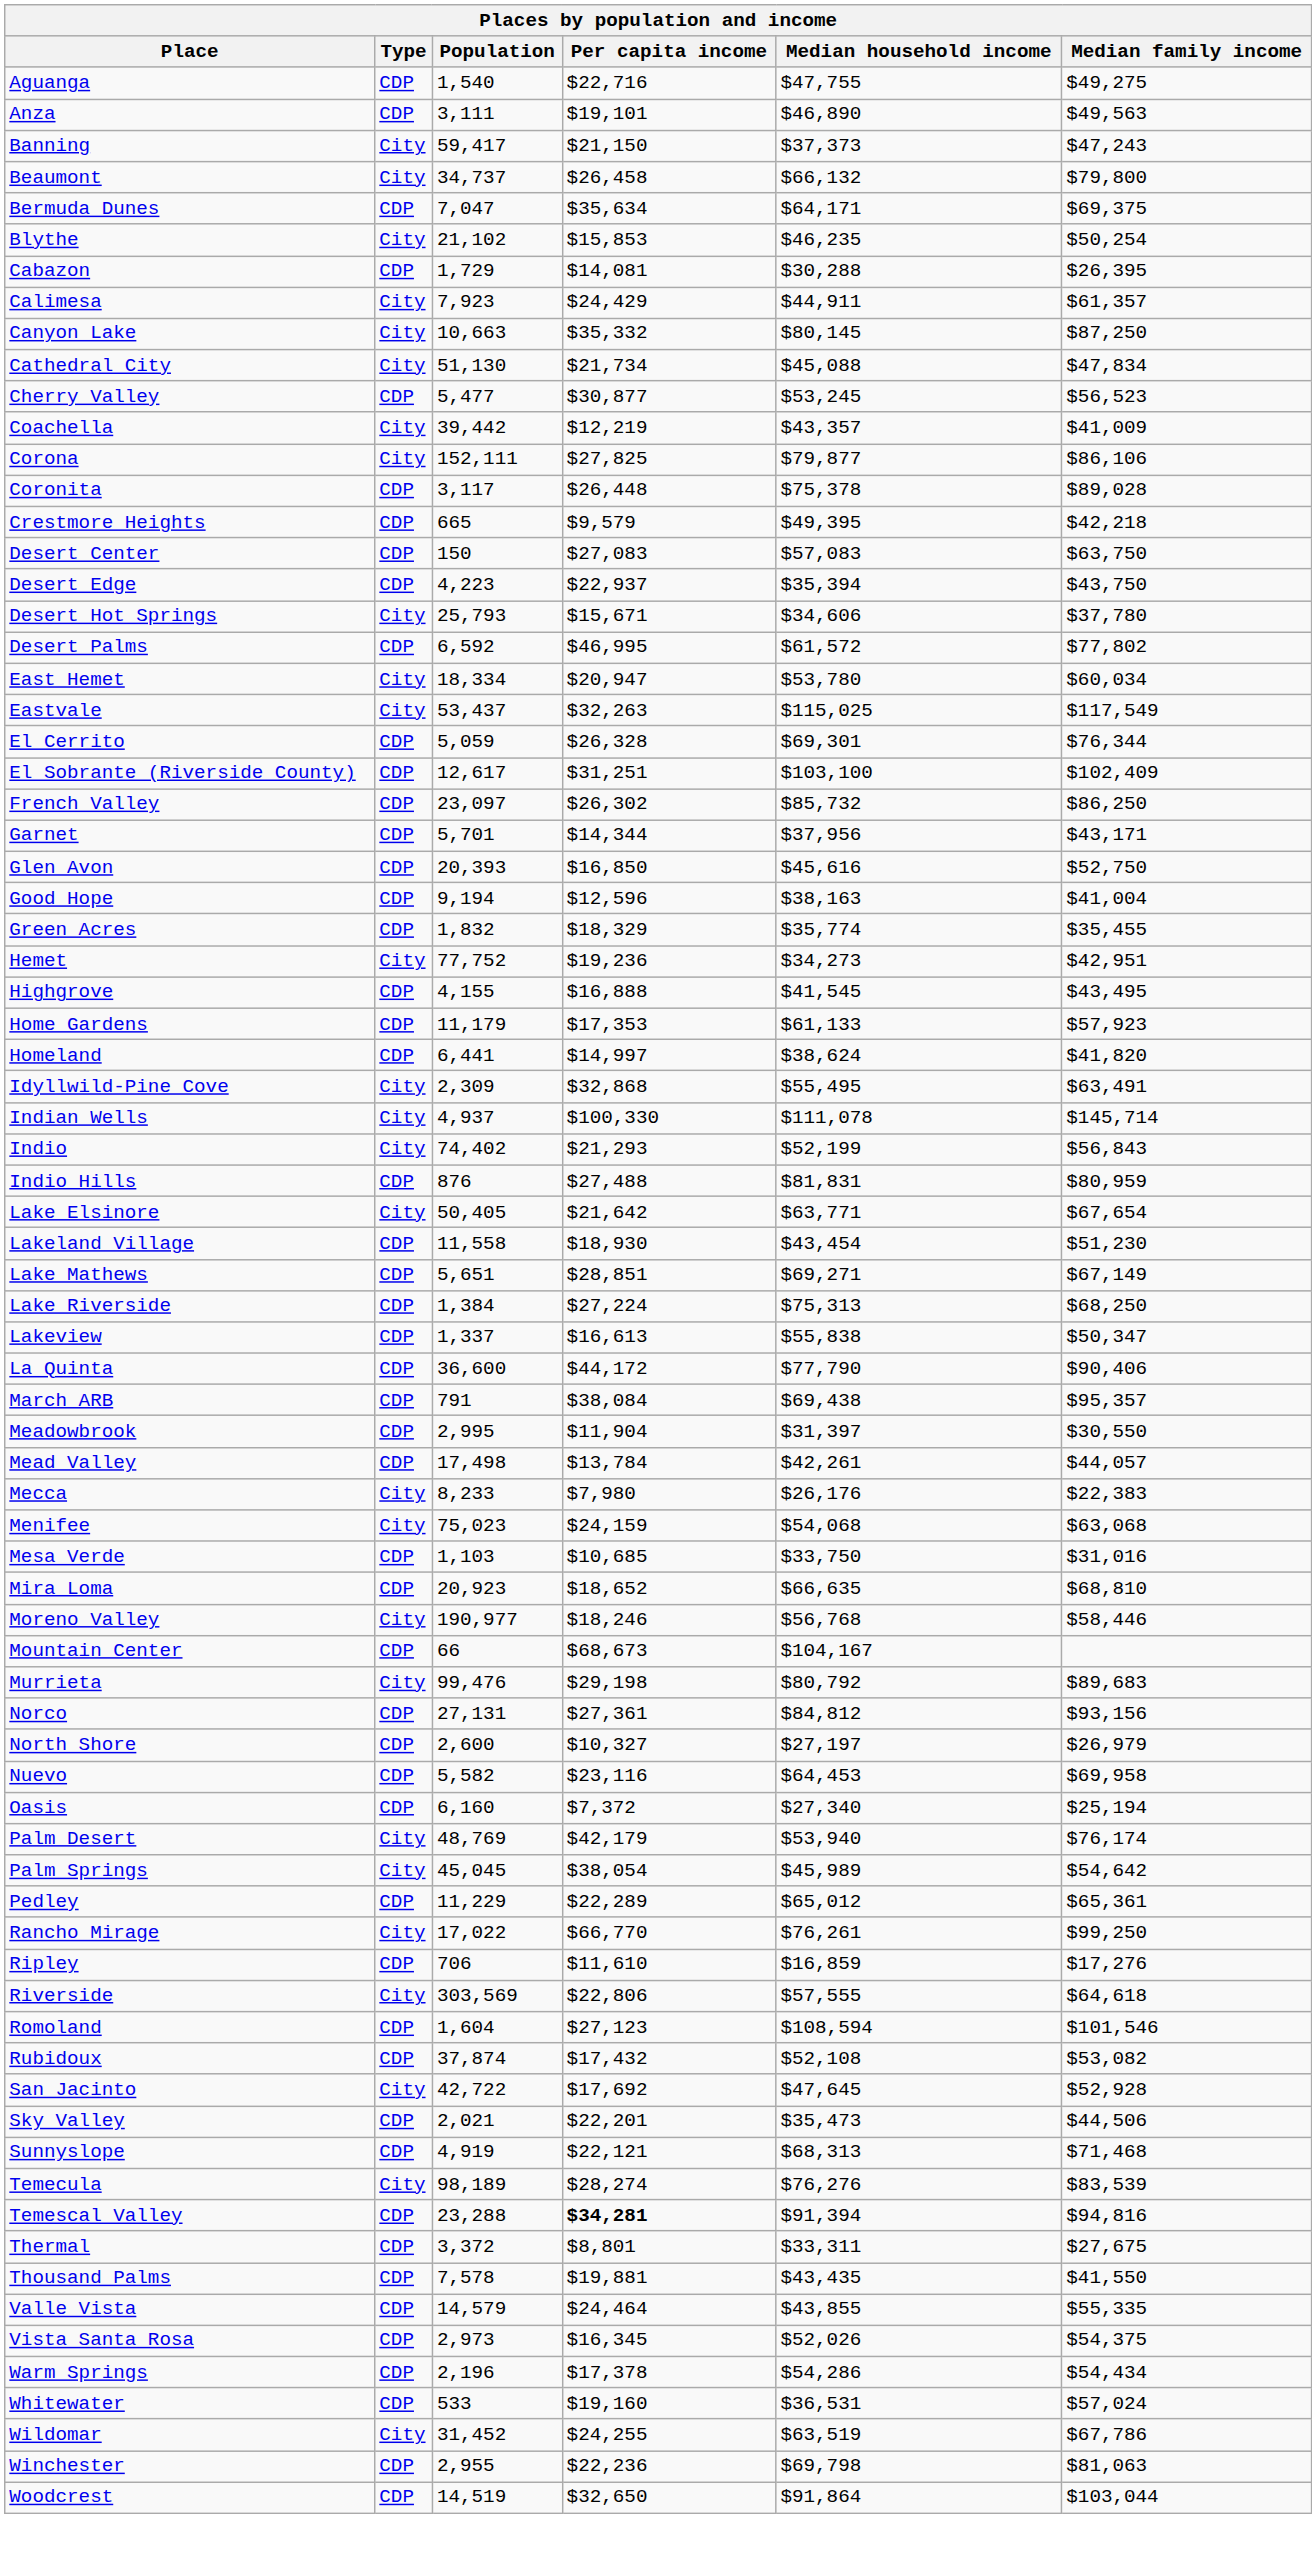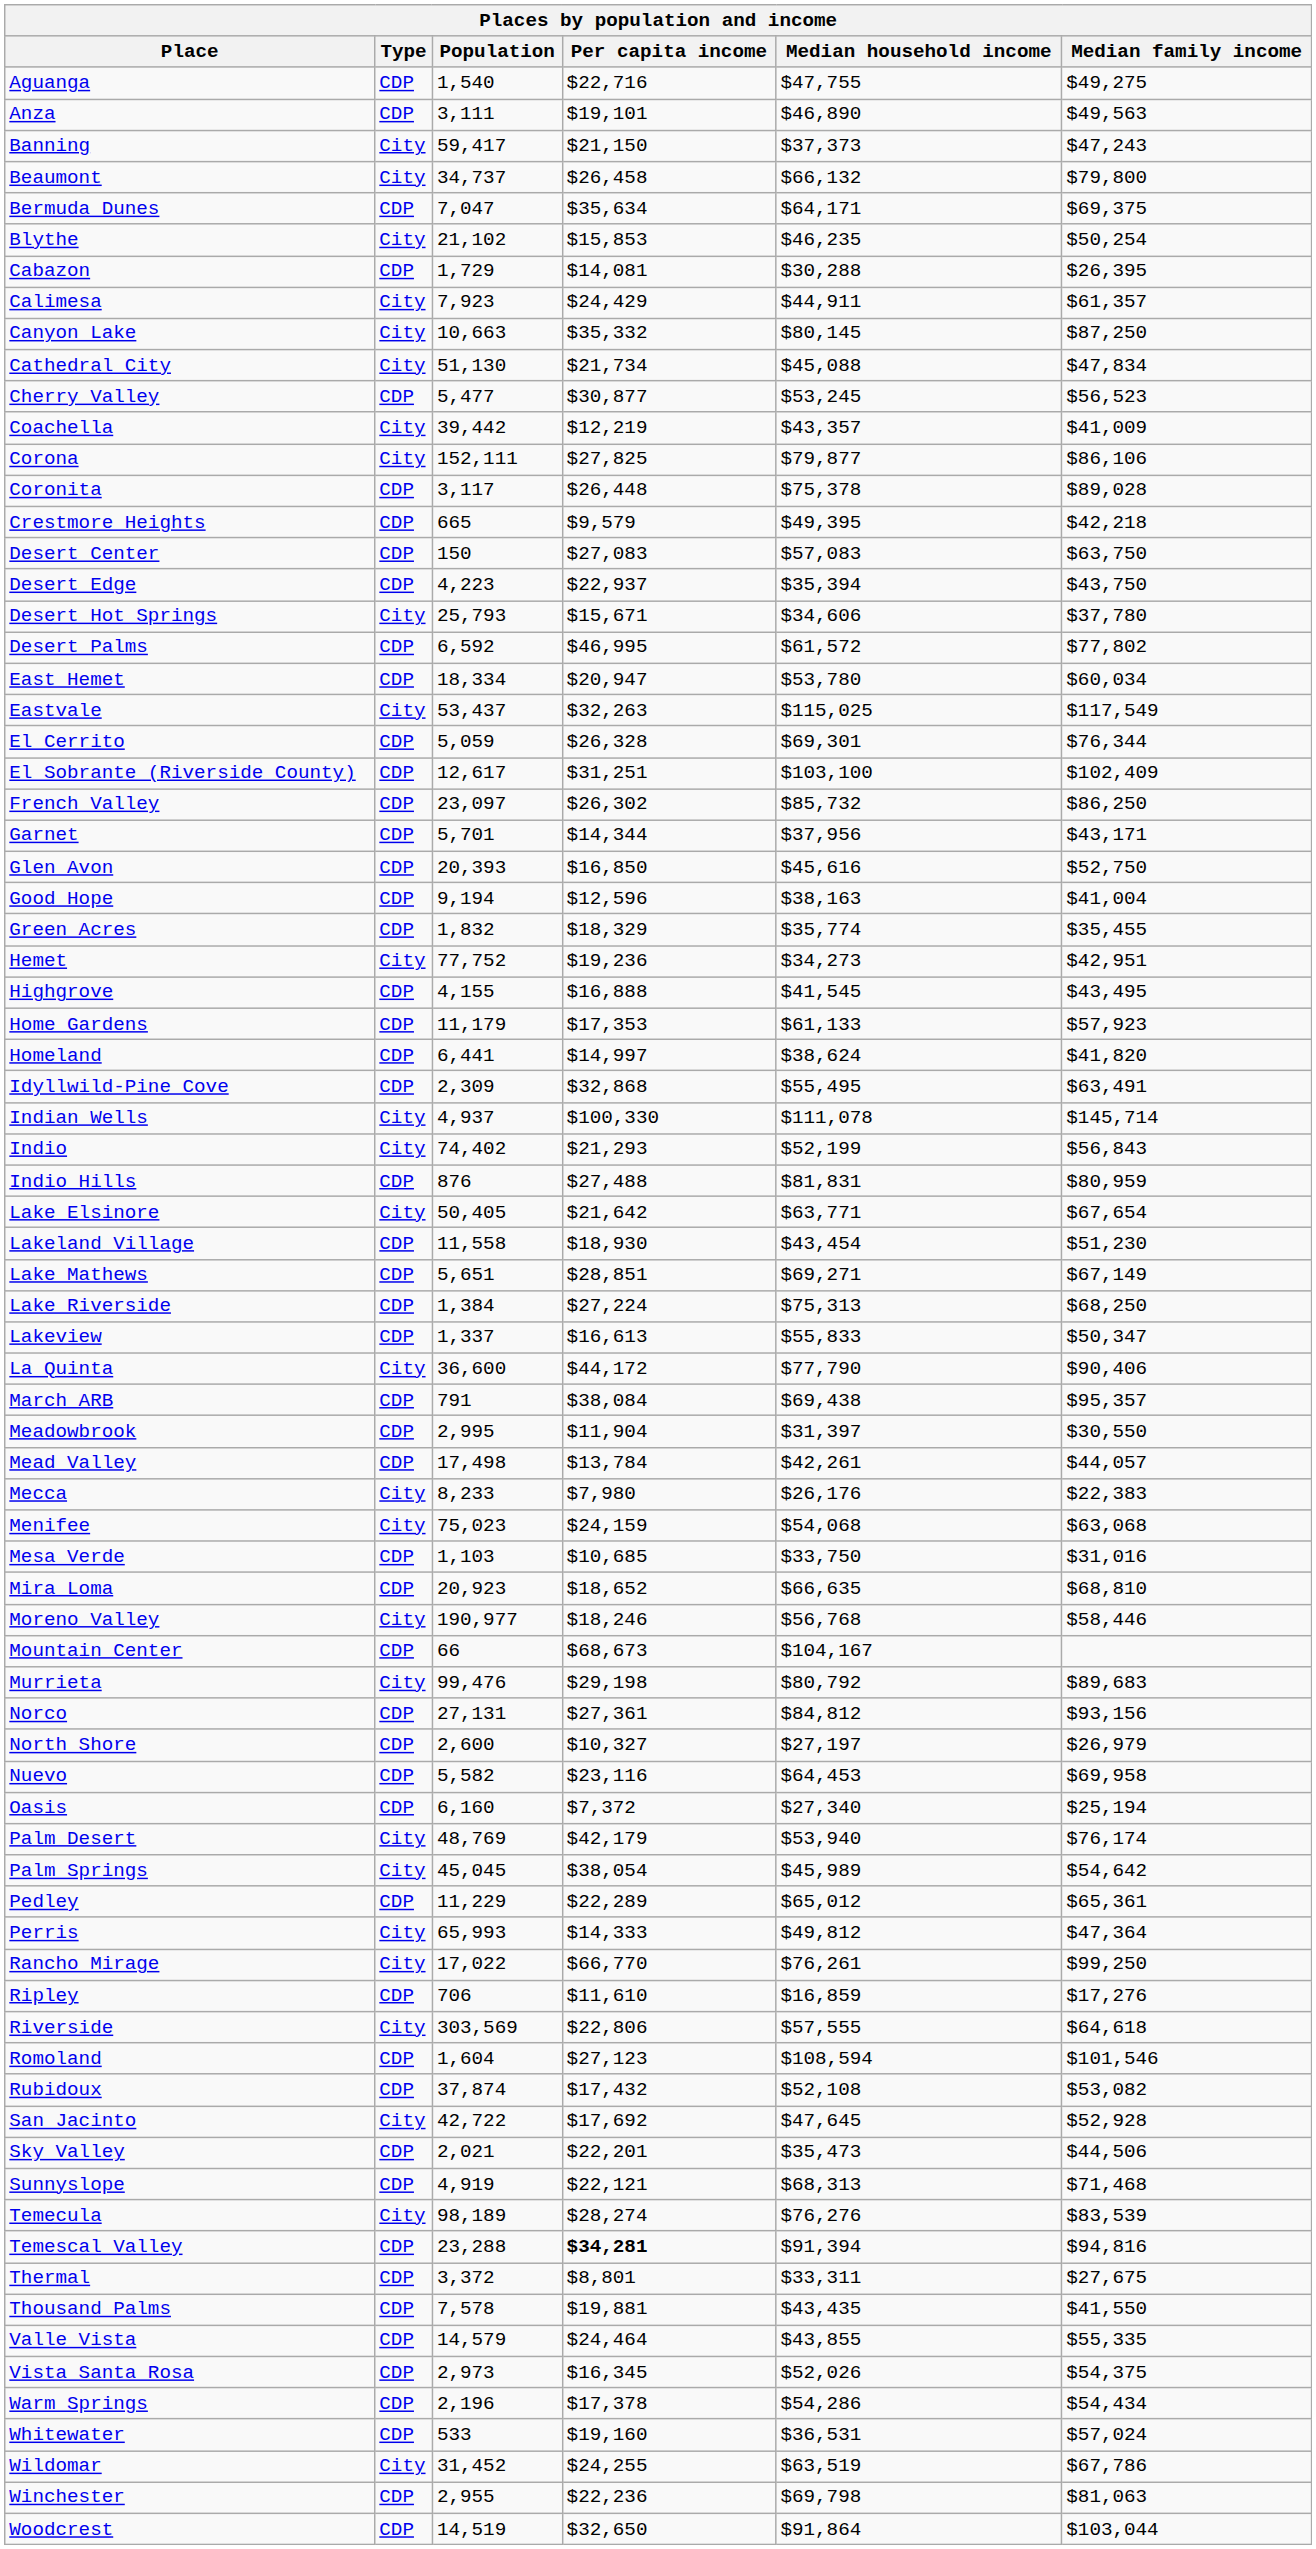(402, 679) City -> (397, 679) CDP
(402, 1087) City -> (397, 1087) CDP
(821, 1337) $55,838 -> (821, 1337) $55,833
(397, 1369) CDP -> (402, 1369) City
+ row: (44, 1933)
